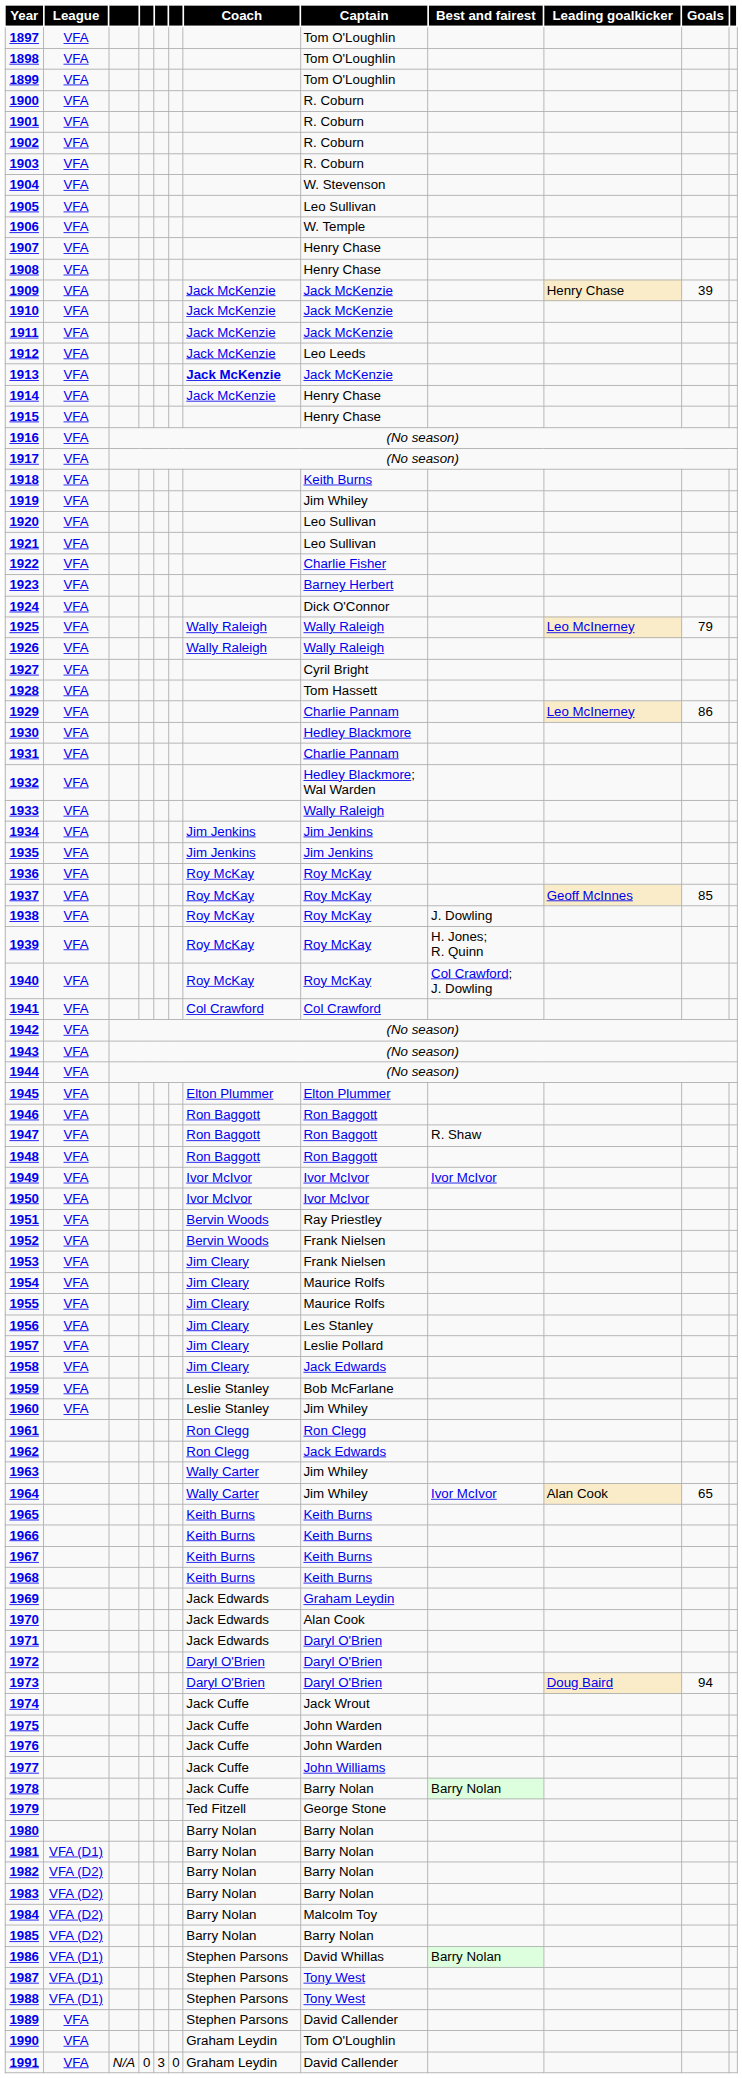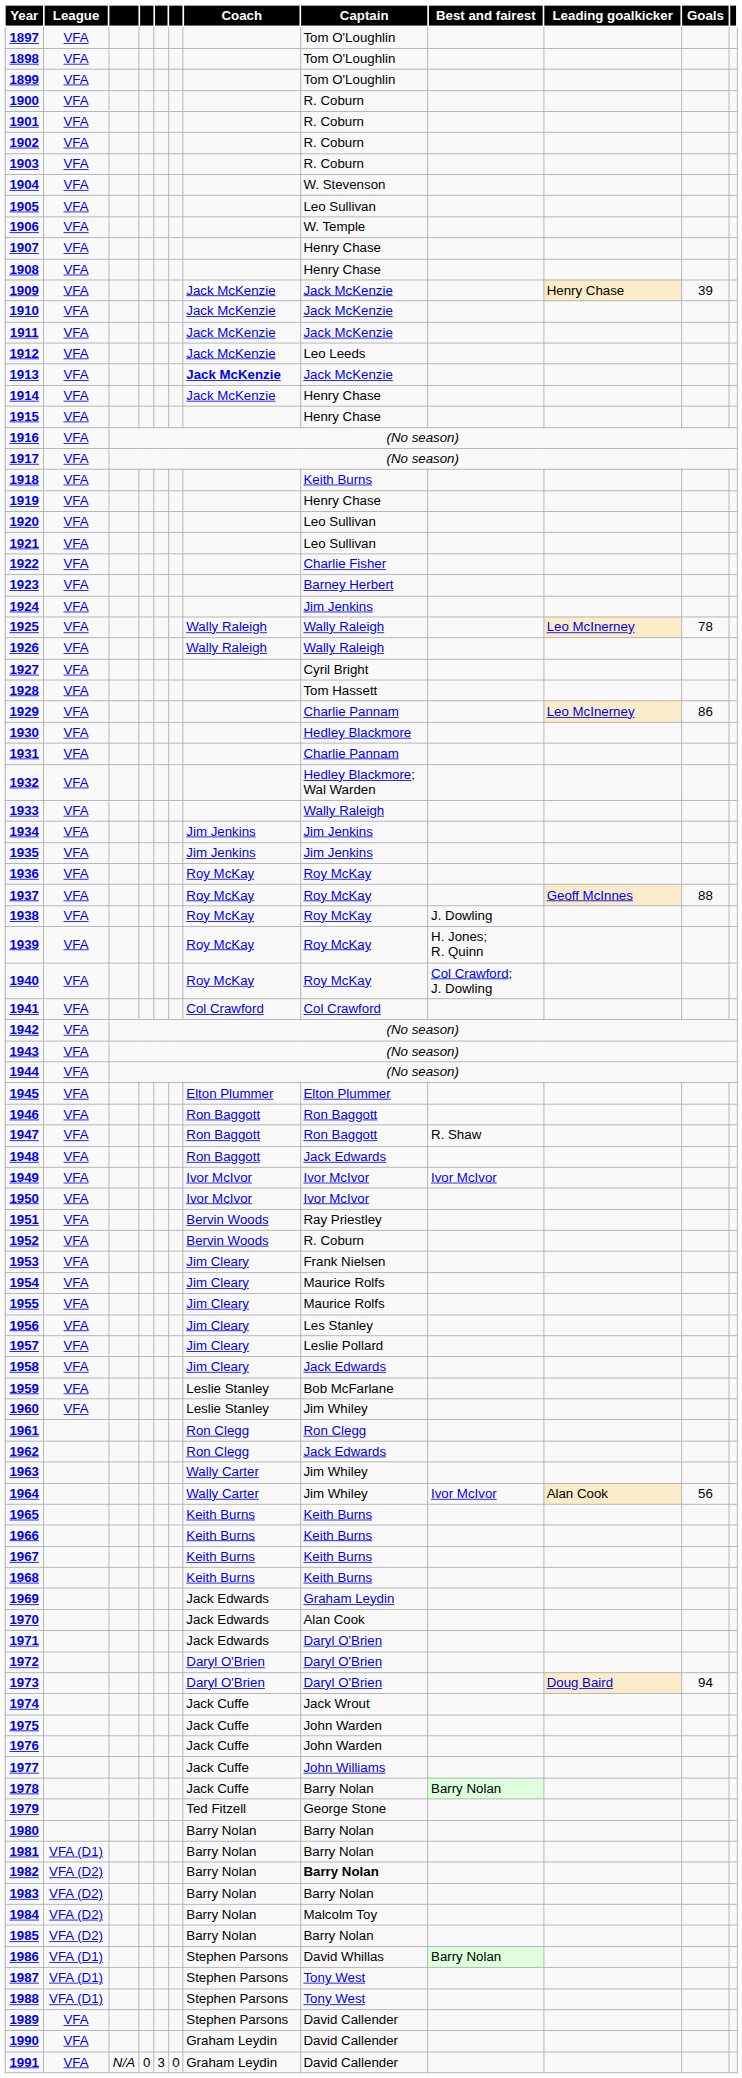(336, 501) Jim Whiley -> (342, 501) Henry Chase
(346, 606) Dick O'Connor -> (338, 606) Jim Jenkins
(705, 627) 79 -> (705, 627) 78
(705, 895) 85 -> (705, 895) 88
(340, 1156) Ron Baggott -> (345, 1156) Jack Edwards
(344, 1240) Frank Nielsen -> (334, 1240) R. Coburn
(705, 1493) 65 -> (705, 1493) 56
(339, 1872) normal -> (341, 1872) bold
(349, 2041) Tom O'Loughlin -> (351, 2041) David Callender
